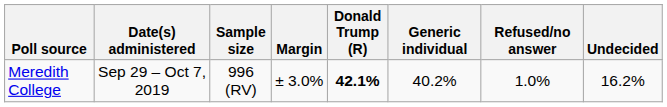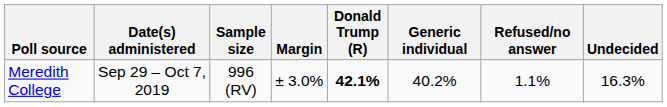(532, 81) 1.0% -> (532, 81) 1.1%
(623, 81) 16.2% -> (623, 81) 16.3%
